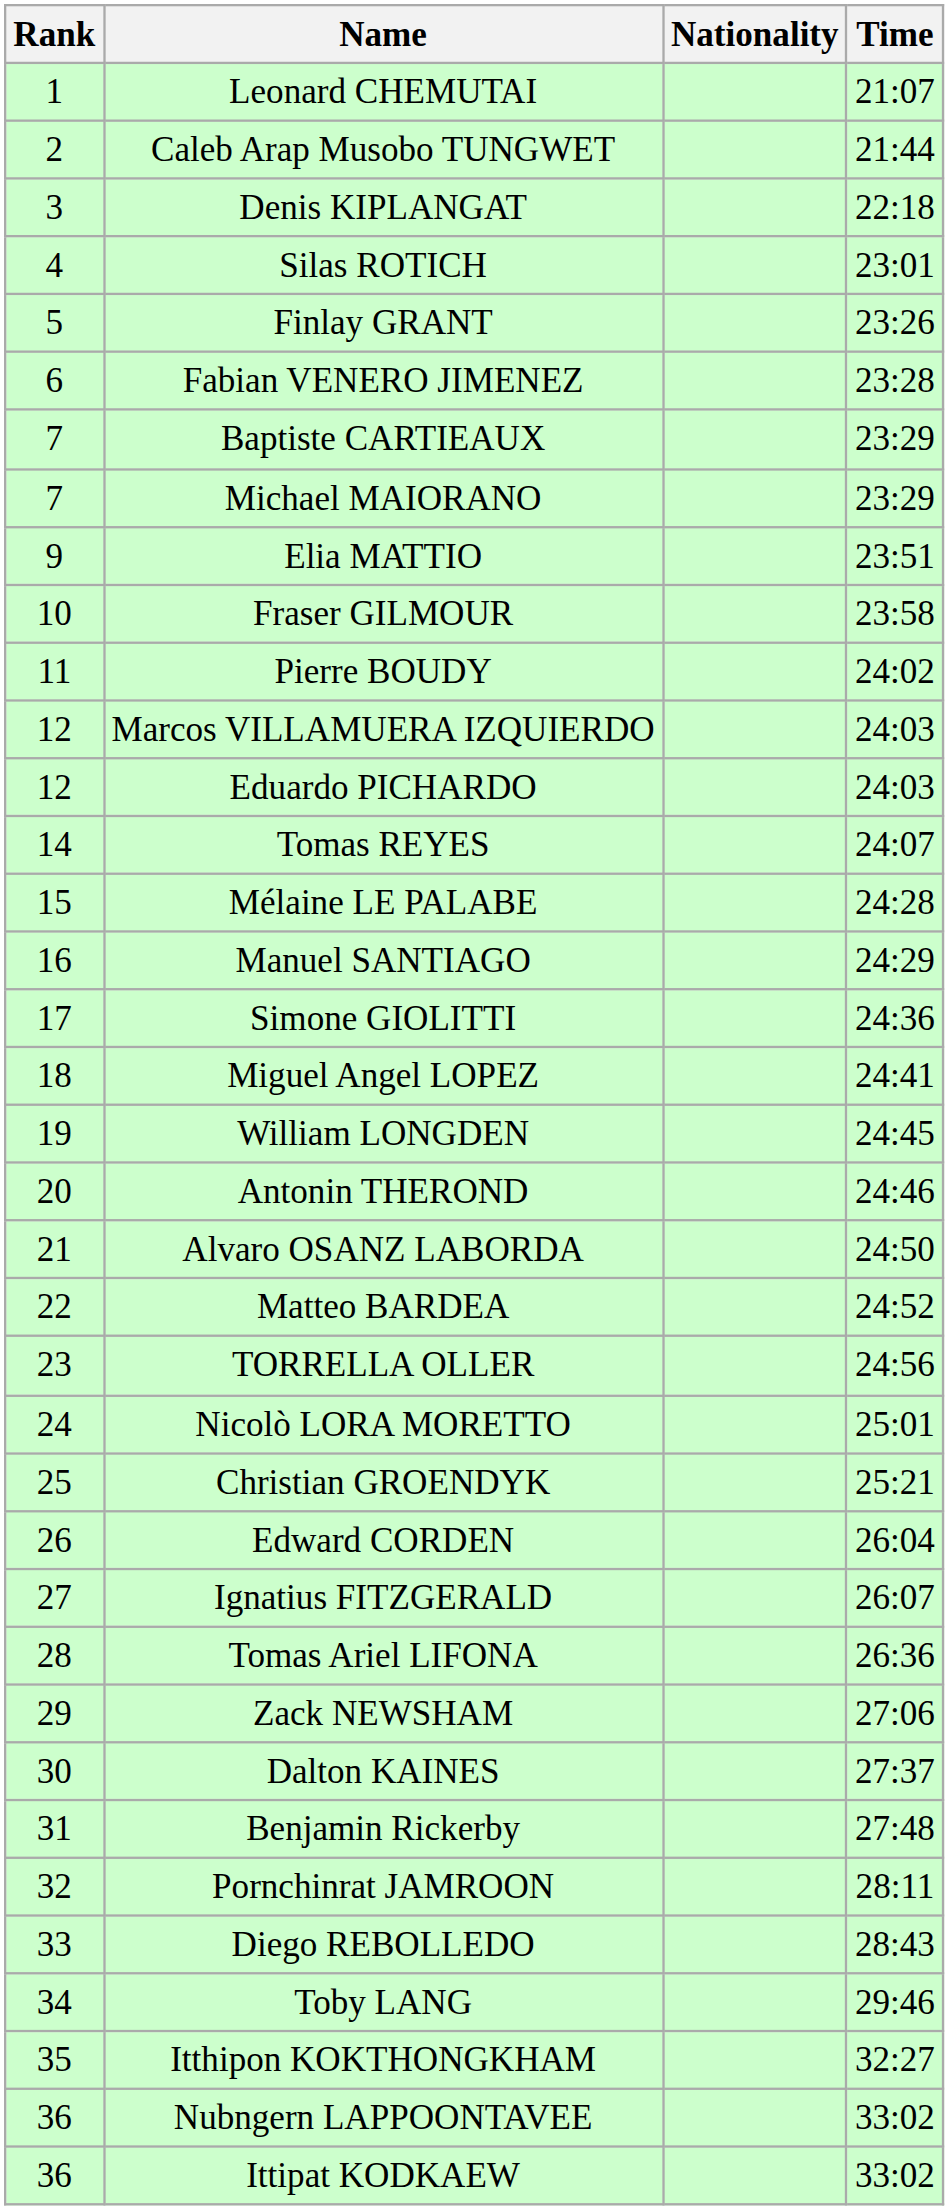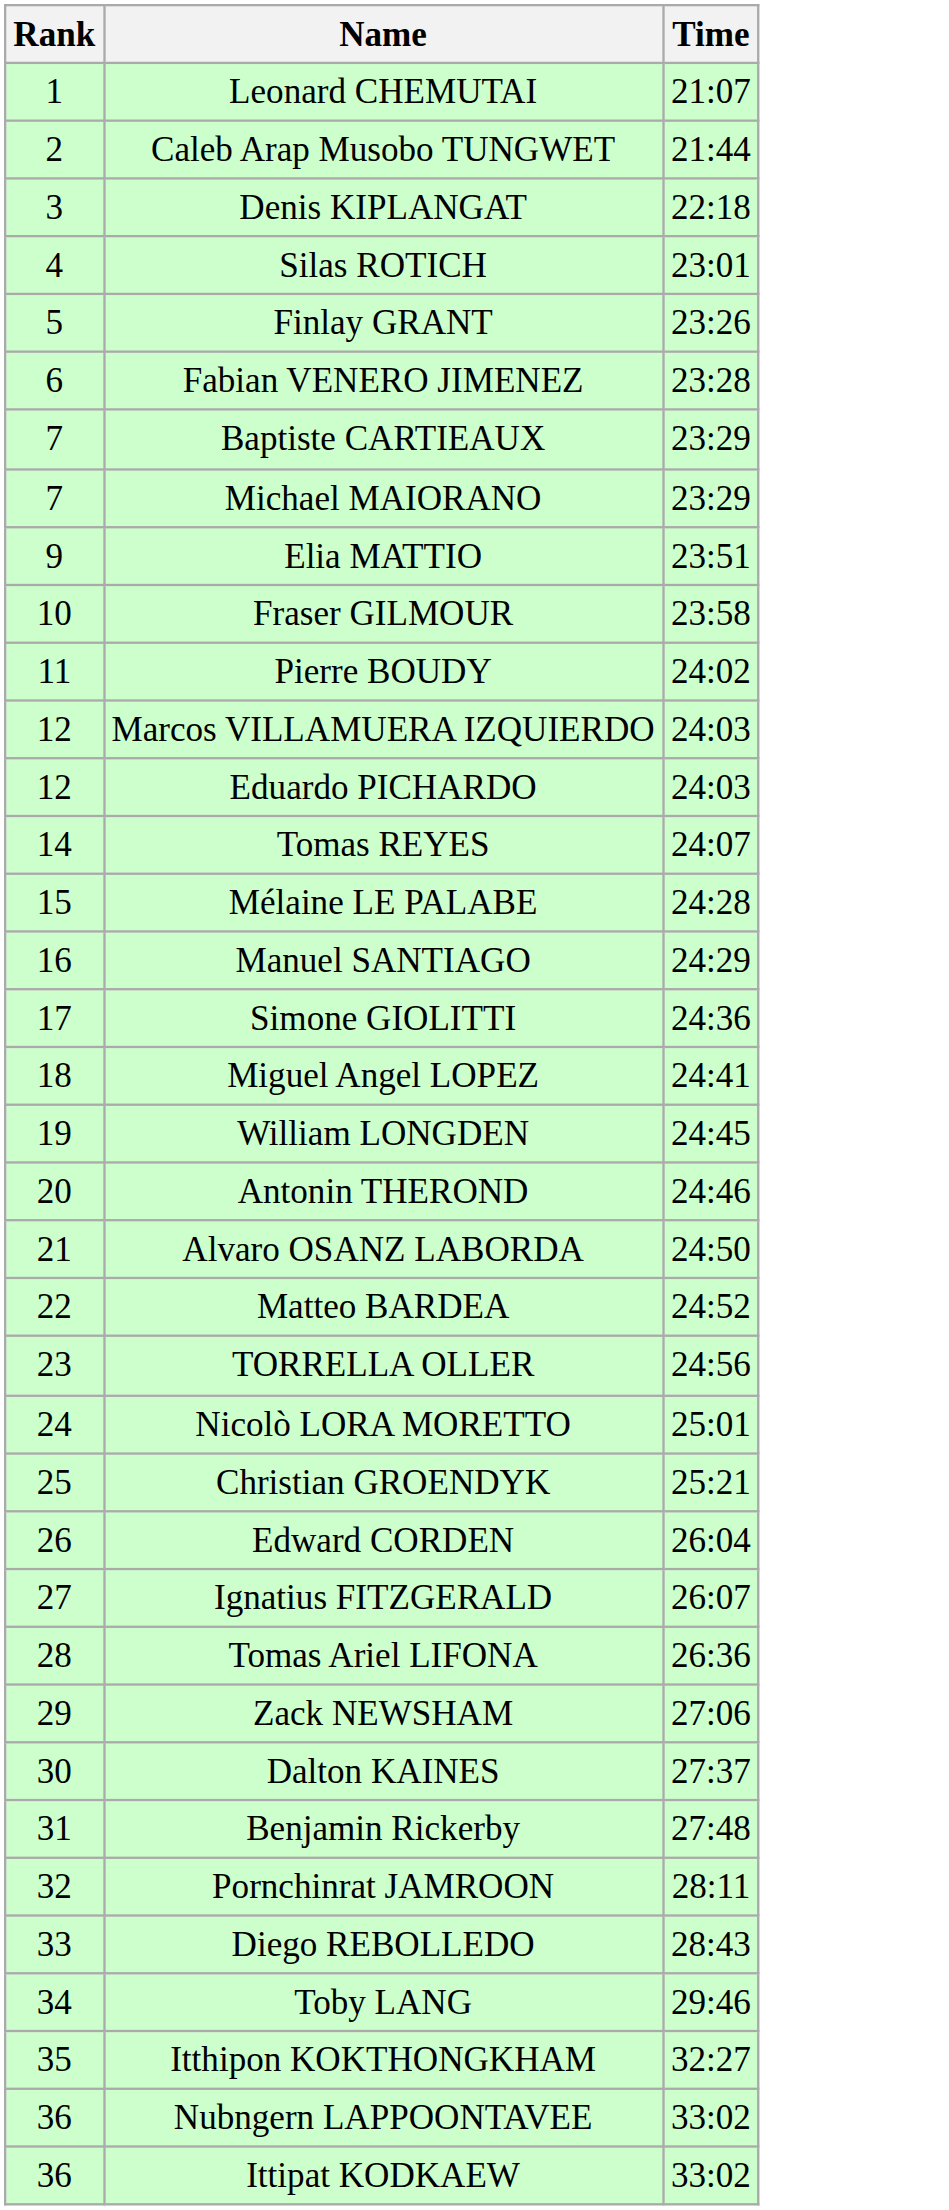- column: (755, 33)
